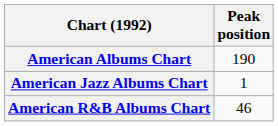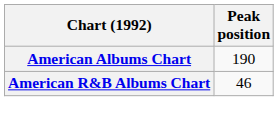- row: (109, 83)
